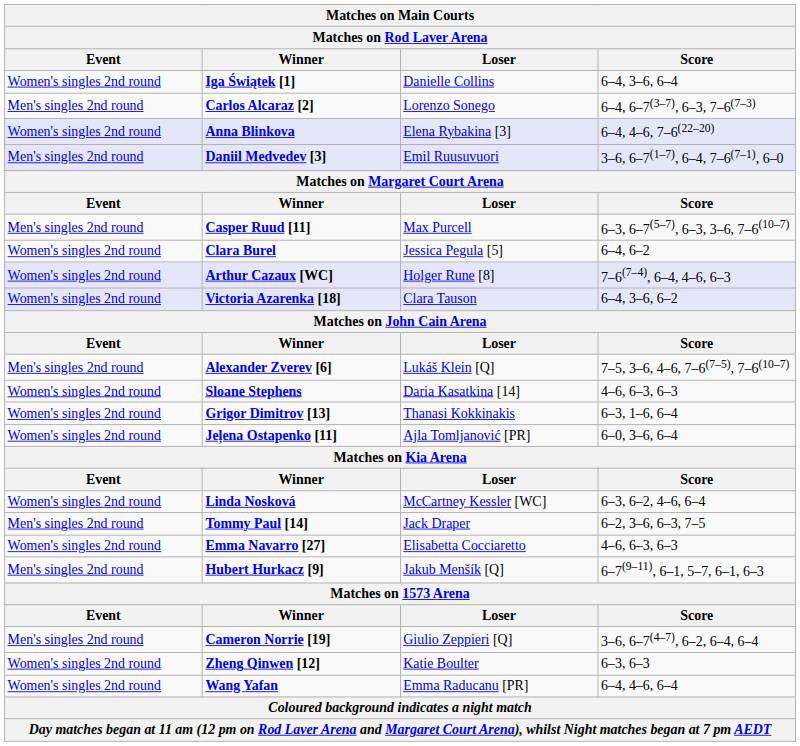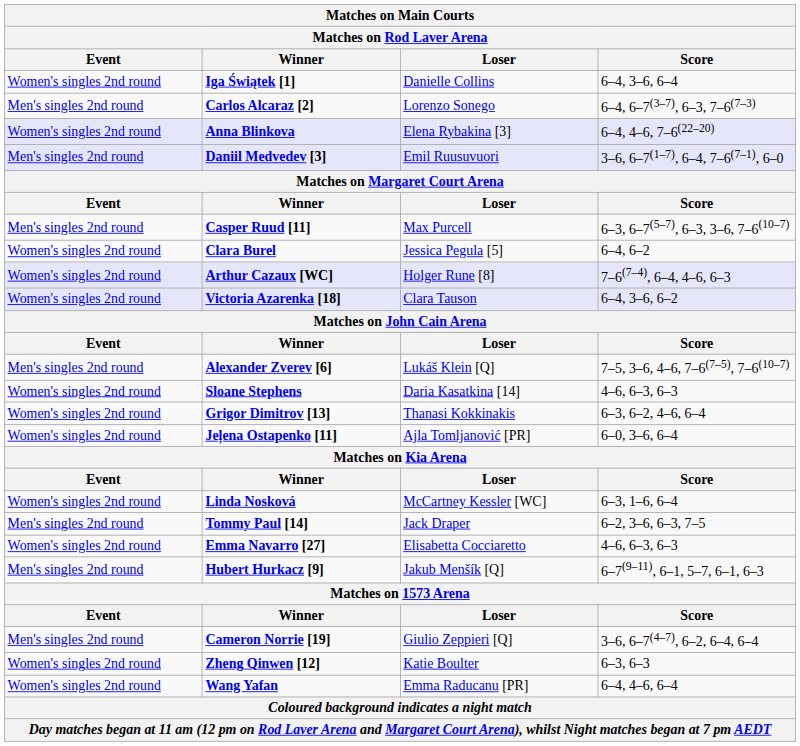(639, 413) 6–3, 1–6, 6–4 -> (653, 413) 6–3, 6–2, 4–6, 6–4
(653, 501) 6–3, 6–2, 4–6, 6–4 -> (639, 501) 6–3, 1–6, 6–4
